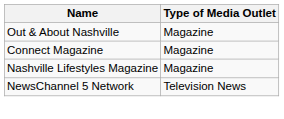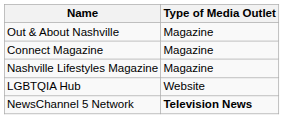+ row: (44, 86)
(205, 86) normal -> (208, 104) bold
